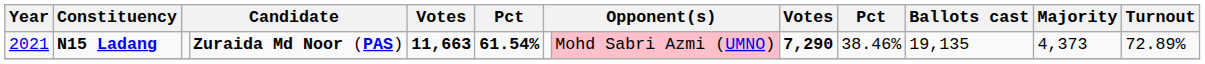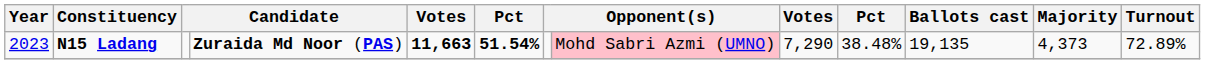(29, 45) 2021 -> (29, 45) 2023
(509, 45) 61.54% -> (509, 45) 51.54%
(808, 45) bold -> (808, 45) normal
(871, 45) 38.46% -> (871, 45) 38.48%
